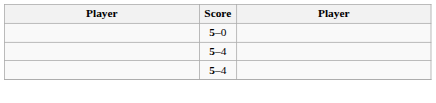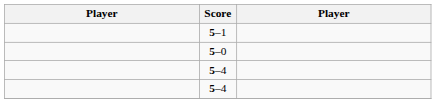+ row: (102, 33)
